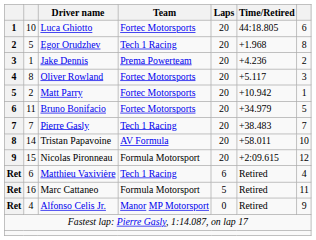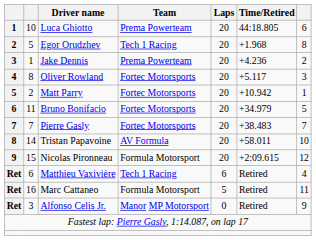(158, 28) Fortec Motorsports -> (156, 28) Prema Powerteam
(148, 125) Tech 1 Racing -> (158, 125) Fortec Motorsports
(31, 206) 4 -> (31, 206) 3
